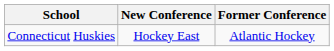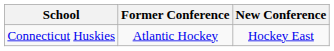columns swapped: (272, 14) <-> (166, 14)
